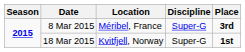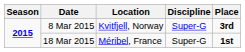(130, 26) Méribel, France -> (131, 26) Kvitfjell, Norway
(131, 41) Kvitfjell, Norway -> (130, 41) Méribel, France
